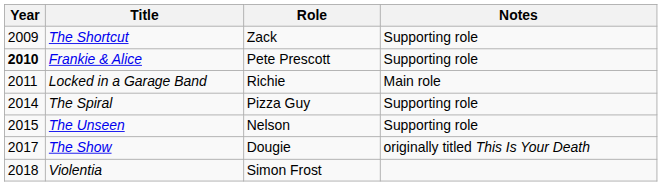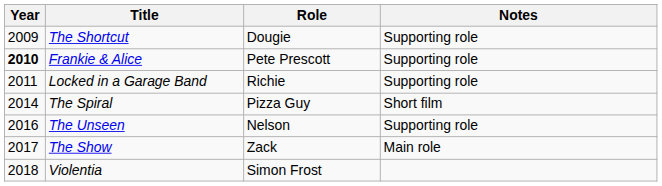(262, 37) Zack -> (269, 37) Dougie
(412, 81) Main role -> (431, 81) Supporting role
(431, 103) Supporting role -> (413, 103) Short film
(23, 125) 2015 -> (23, 125) 2016
(269, 147) Dougie -> (262, 147) Zack
(487, 147) originally titled This Is Your Death -> (412, 147) Main role
